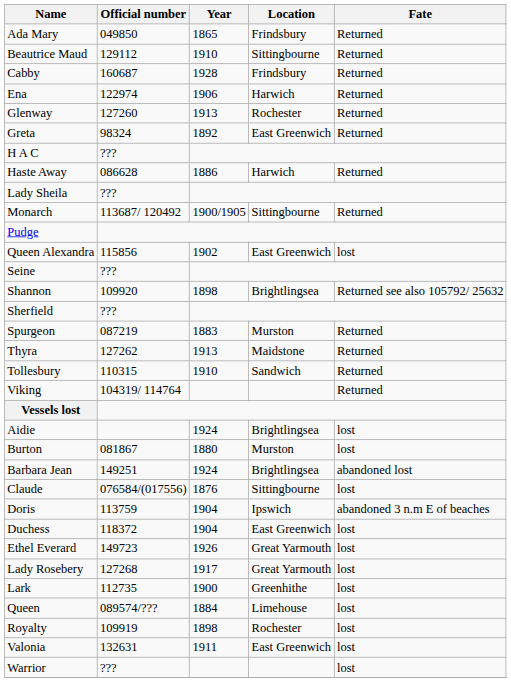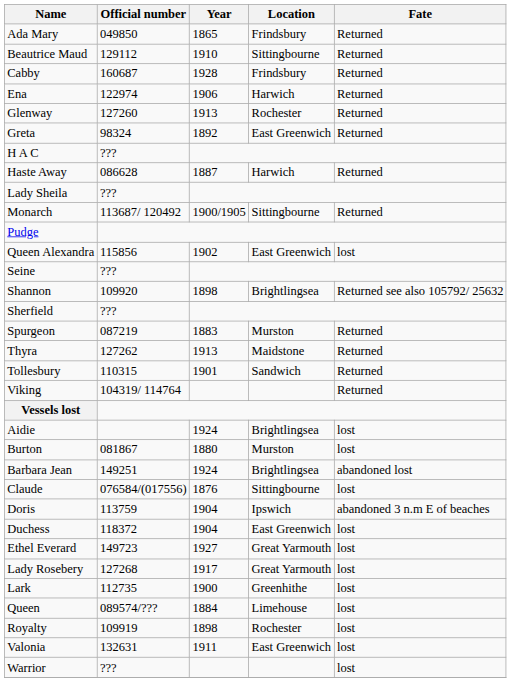(205, 172) 1886 -> (205, 172) 1887
(205, 370) 1910 -> (205, 370) 1901
(205, 548) 1926 -> (205, 548) 1927
